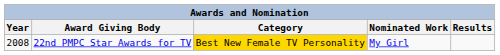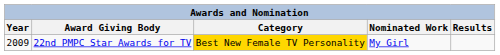(18, 42) 2008 -> (18, 42) 2009
